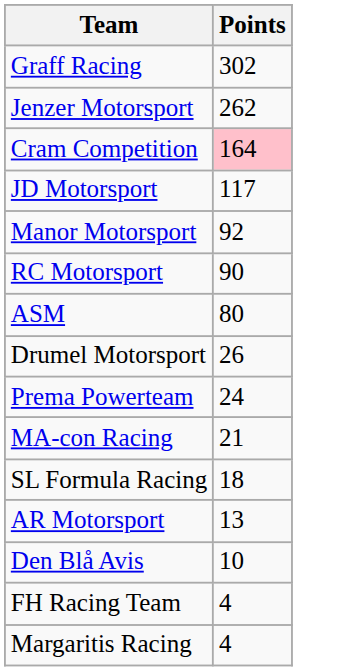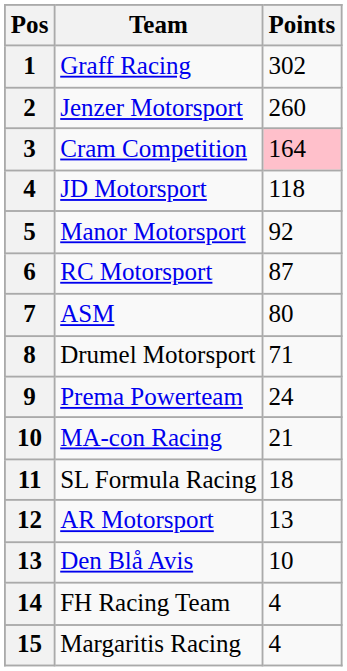+ column: (30, 24)
(238, 107) 262 -> (287, 107) 260
(237, 189) 117 -> (287, 189) 118
(232, 272) 90 -> (281, 272) 87
(232, 355) 26 -> (281, 355) 71
